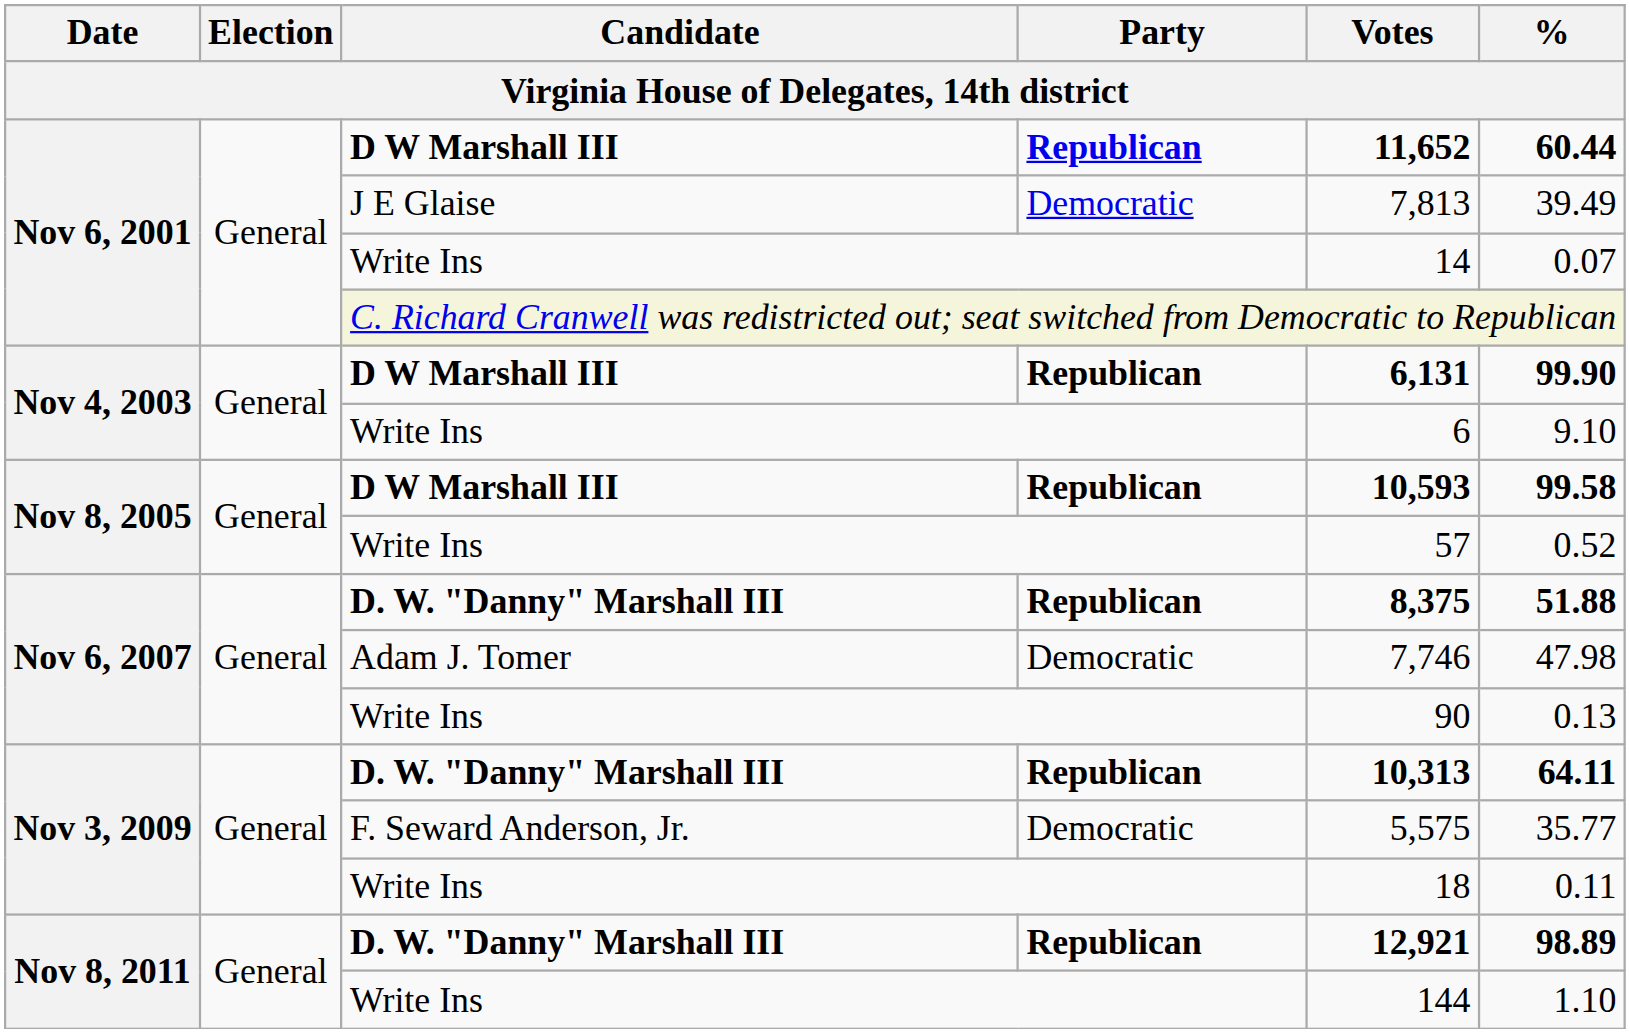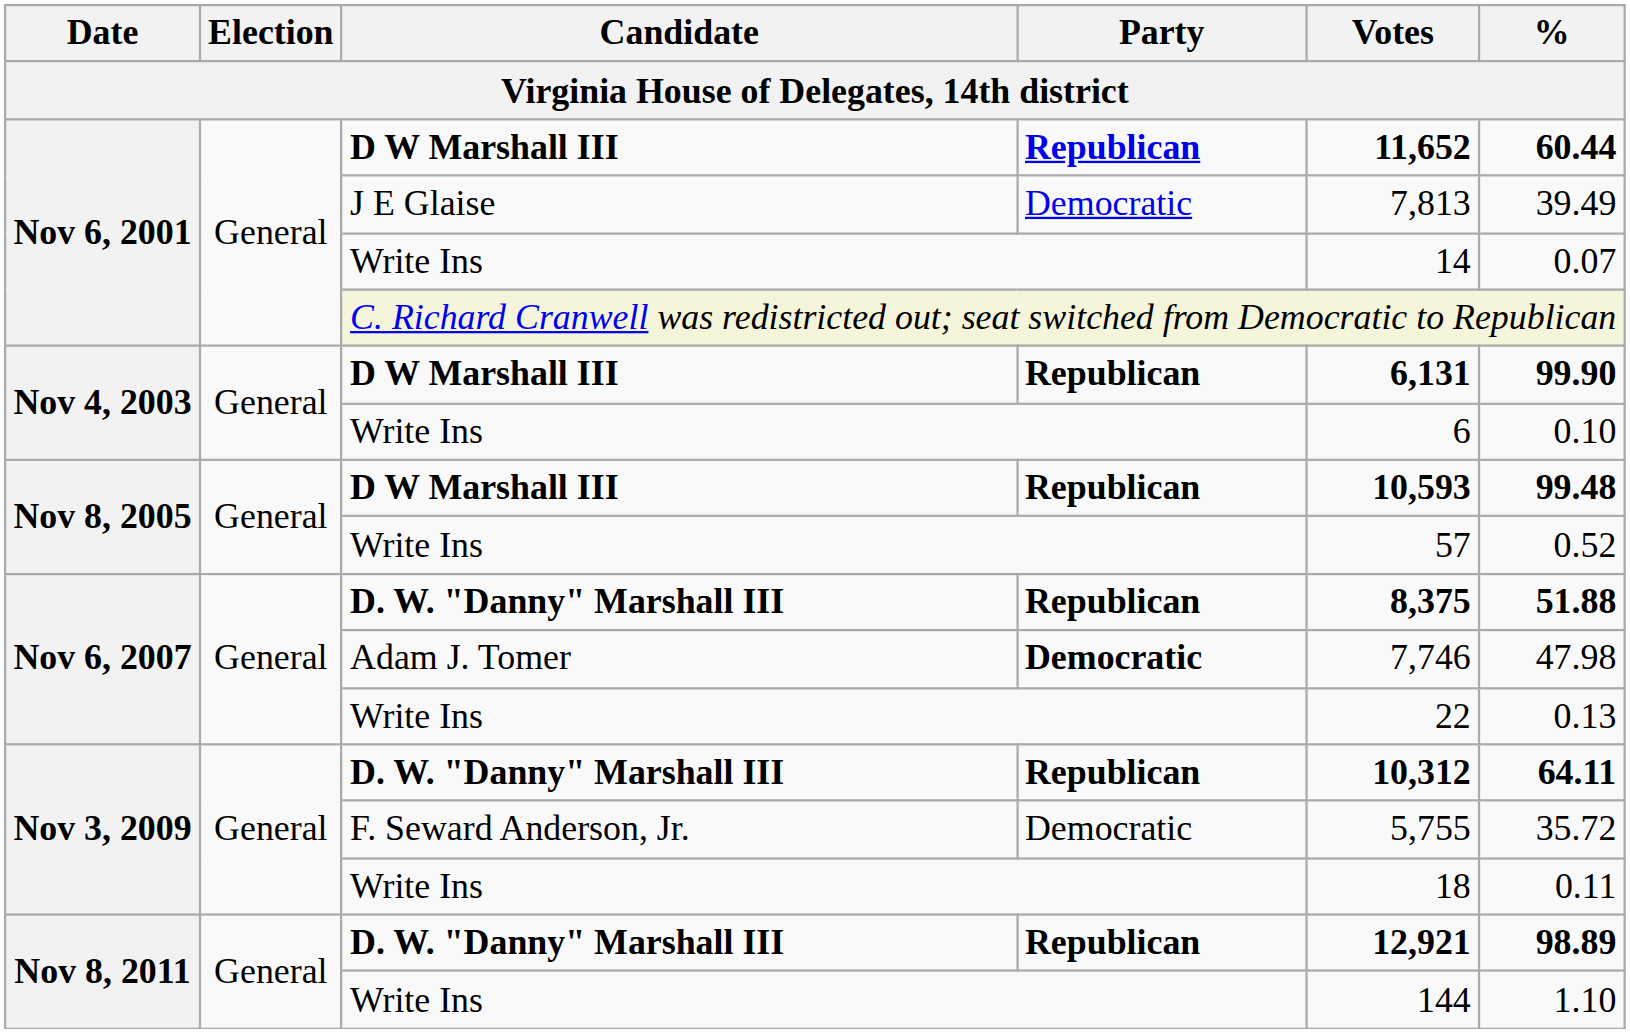(1585, 430) 9.10 -> (1585, 430) 0.10
(1576, 487) 99.58 -> (1576, 487) 99.48
(1110, 658) normal -> (1114, 658) bold
(1453, 714) 90 -> (1453, 714) 22
(1421, 771) 10,313 -> (1421, 771) 10,312
(1430, 828) 5,575 -> (1430, 828) 5,755
(1576, 828) 35.77 -> (1576, 828) 35.72
